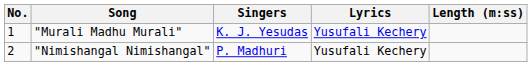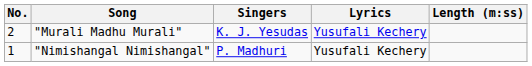(11, 33) 1 -> (11, 33) 2
(11, 52) 2 -> (11, 52) 1
